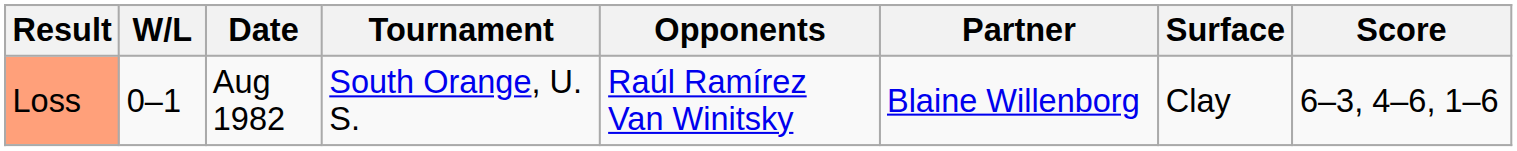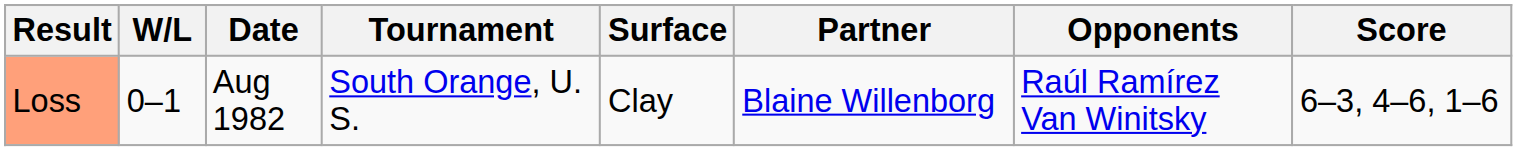columns swapped: (1225, 30) <-> (740, 30)
